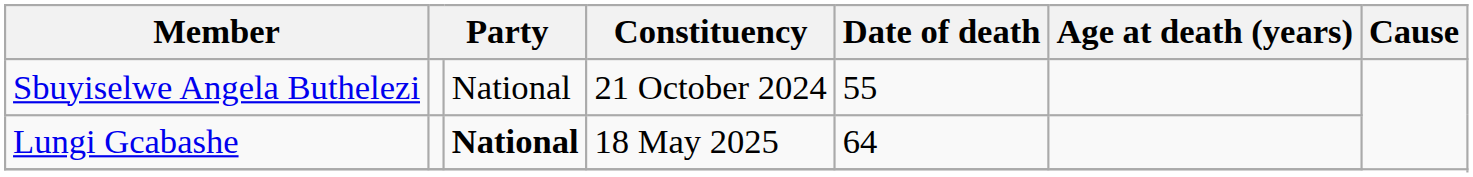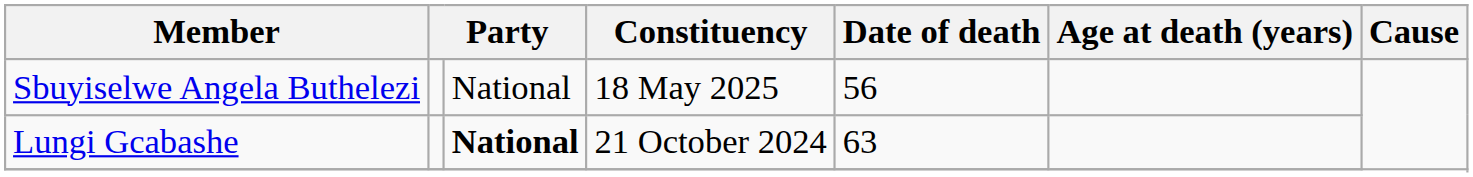(711, 86) 21 October 2024 -> (687, 86) 18 May 2025
(860, 86) 55 -> (860, 86) 56
(687, 141) 18 May 2025 -> (711, 141) 21 October 2024
(860, 141) 64 -> (860, 141) 63
